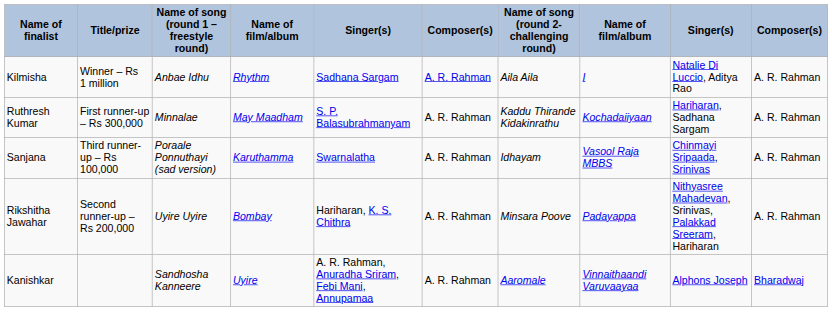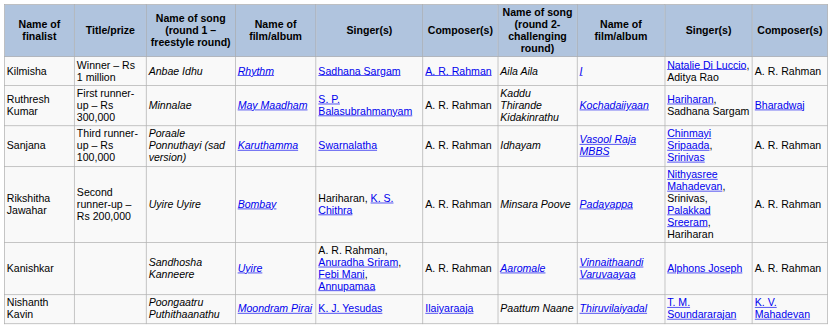(787, 117) A. R. Rahman -> (780, 105) Bharadwaj
(779, 280) Bharadwaj -> (788, 268) A. R. Rahman
+ row: (28, 309)
